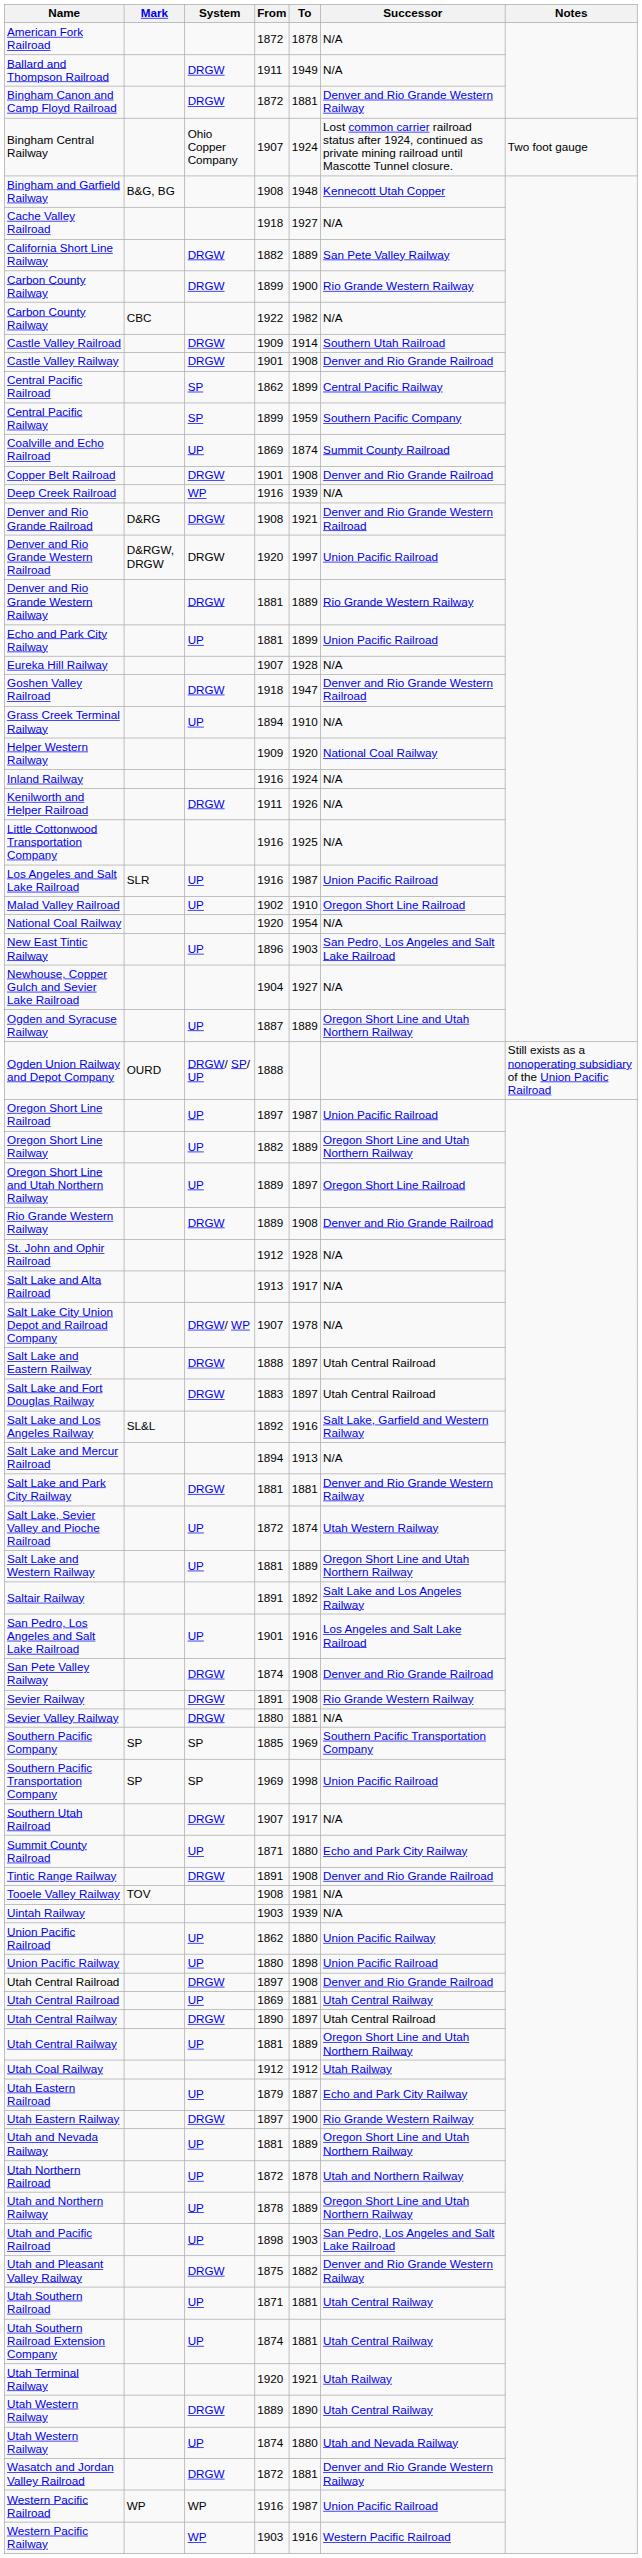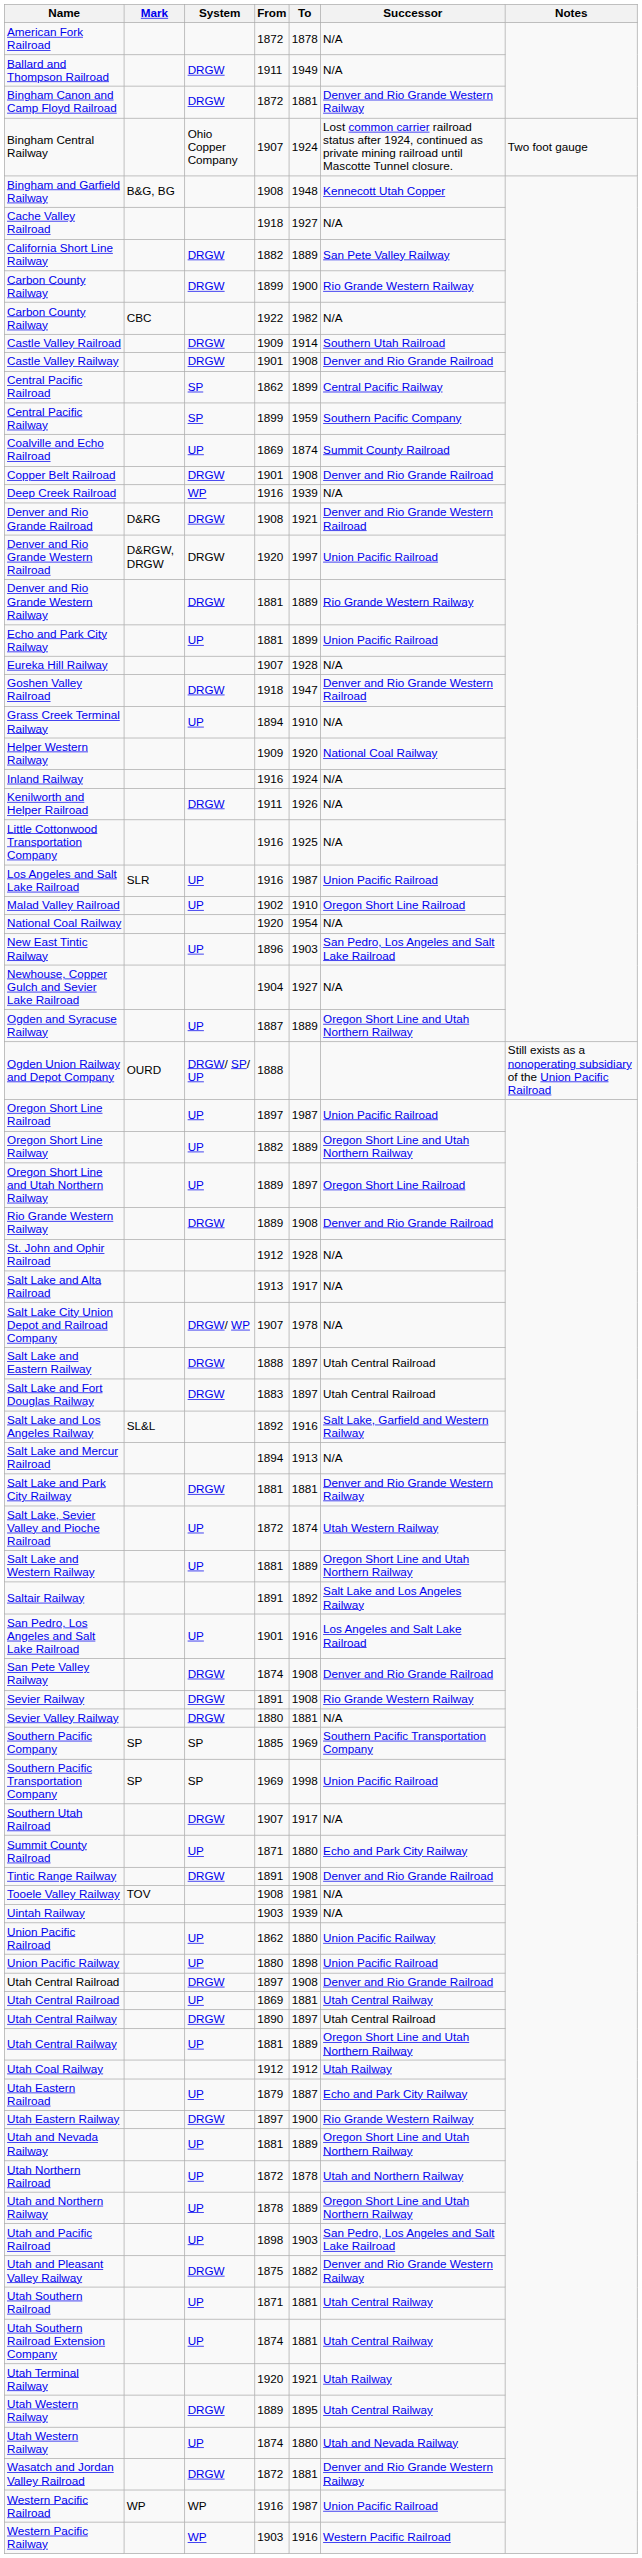(305, 2411) 1890 -> (305, 2411) 1895
